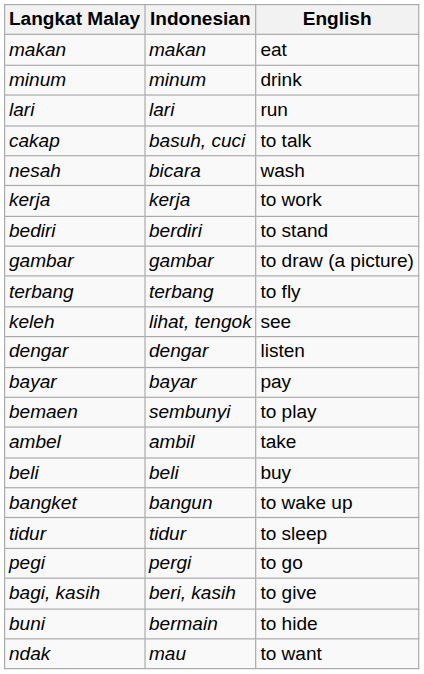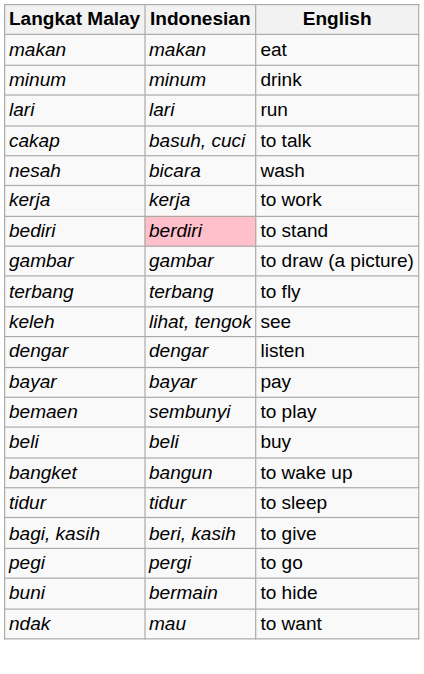(175, 230) no background -> (175, 230) pink background
- row: (35, 442)
rows swapped: (27, 563) <-> (55, 593)
